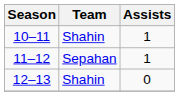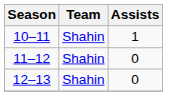(89, 58) Sepahan -> (83, 58) Shahin
(147, 58) 1 -> (135, 58) 0
